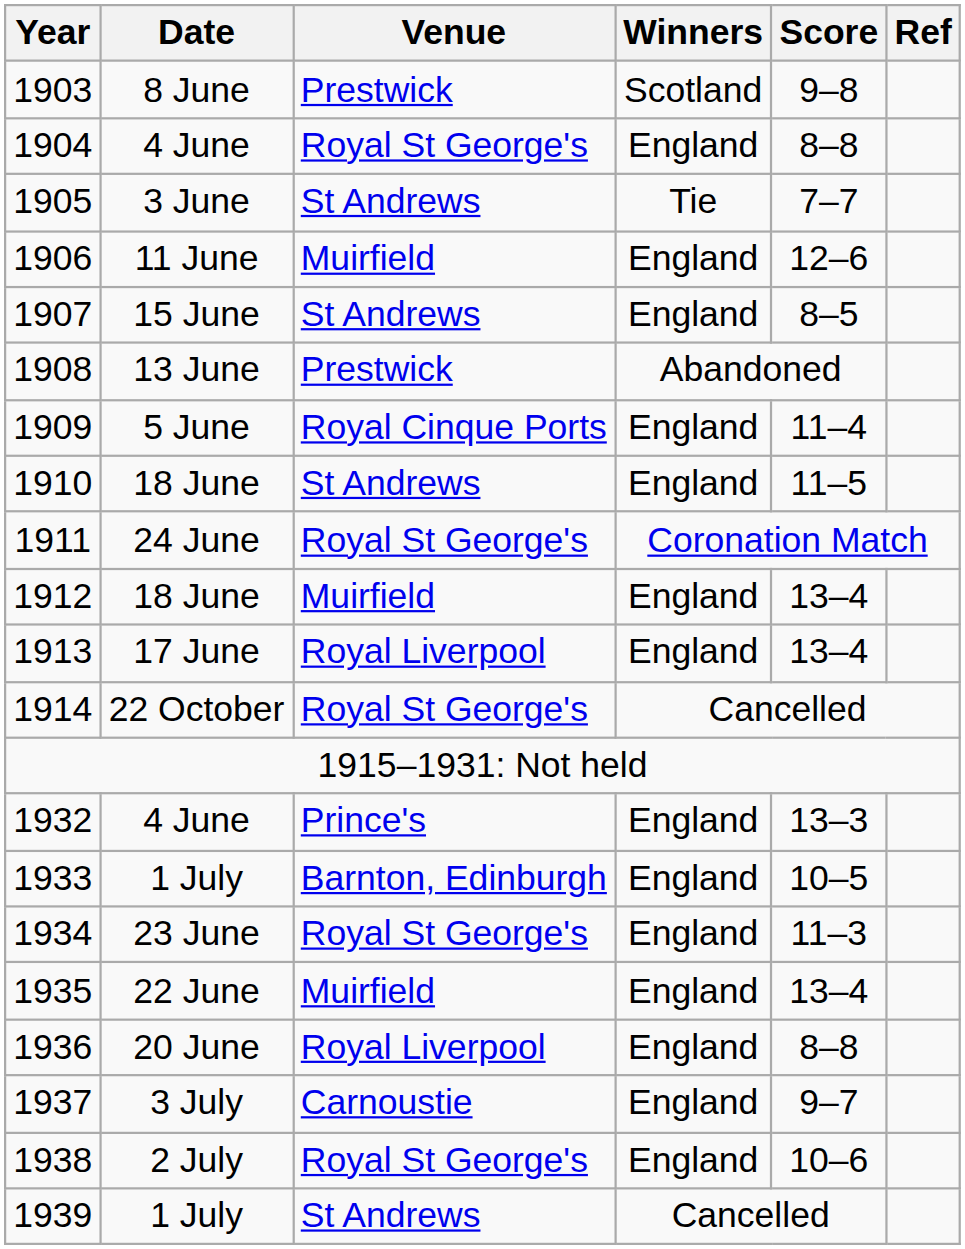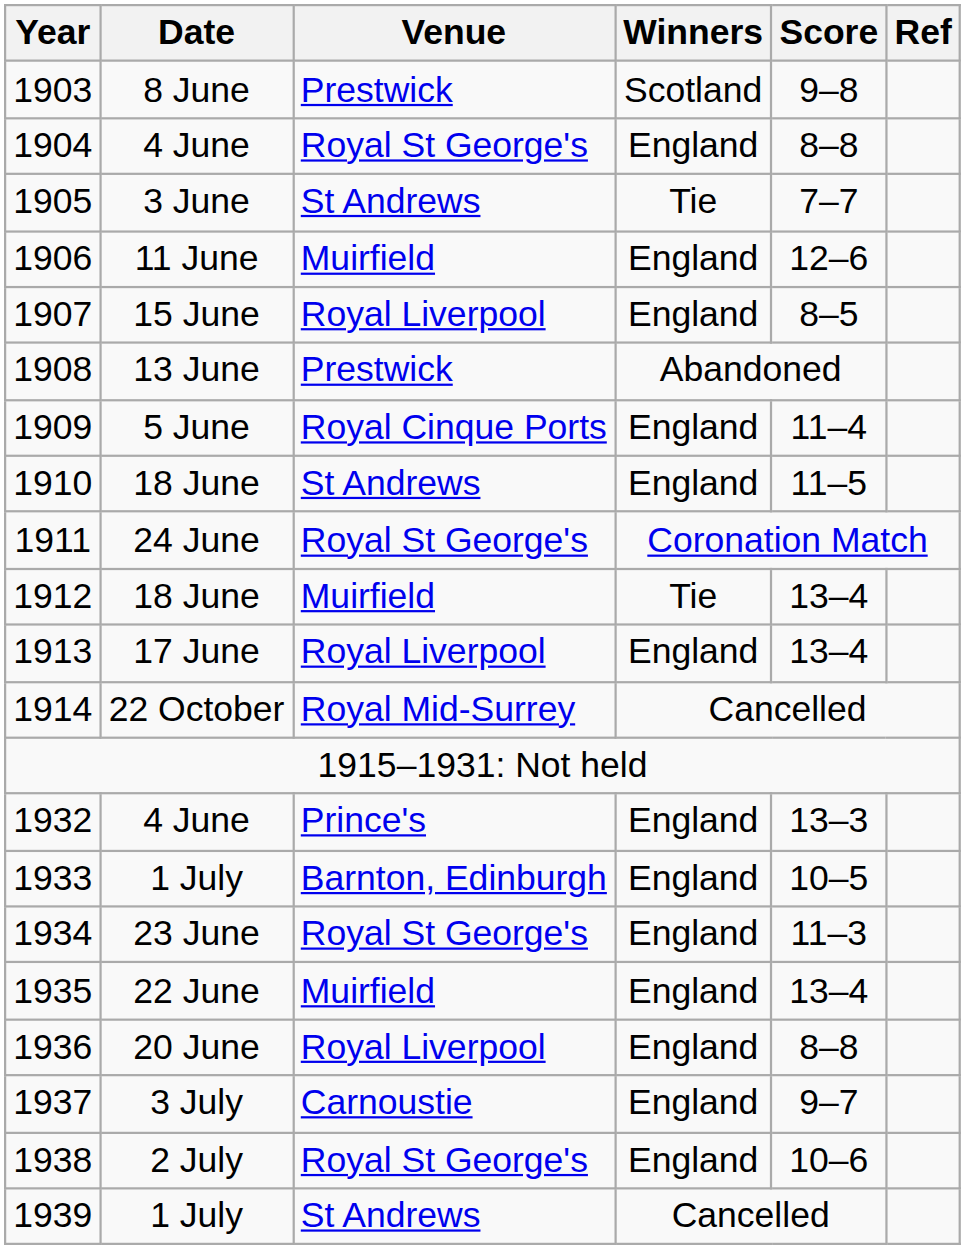(391, 314) St Andrews -> (423, 314) Royal Liverpool
(693, 595) England -> (693, 595) Tie
(444, 708) Royal St George's -> (438, 708) Royal Mid-Surrey
